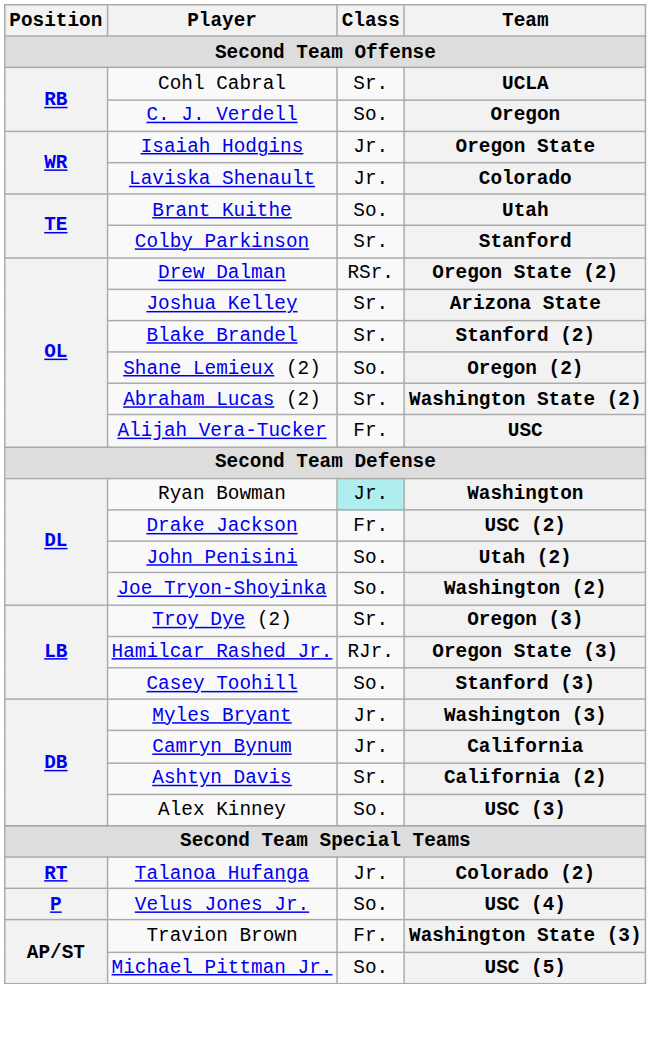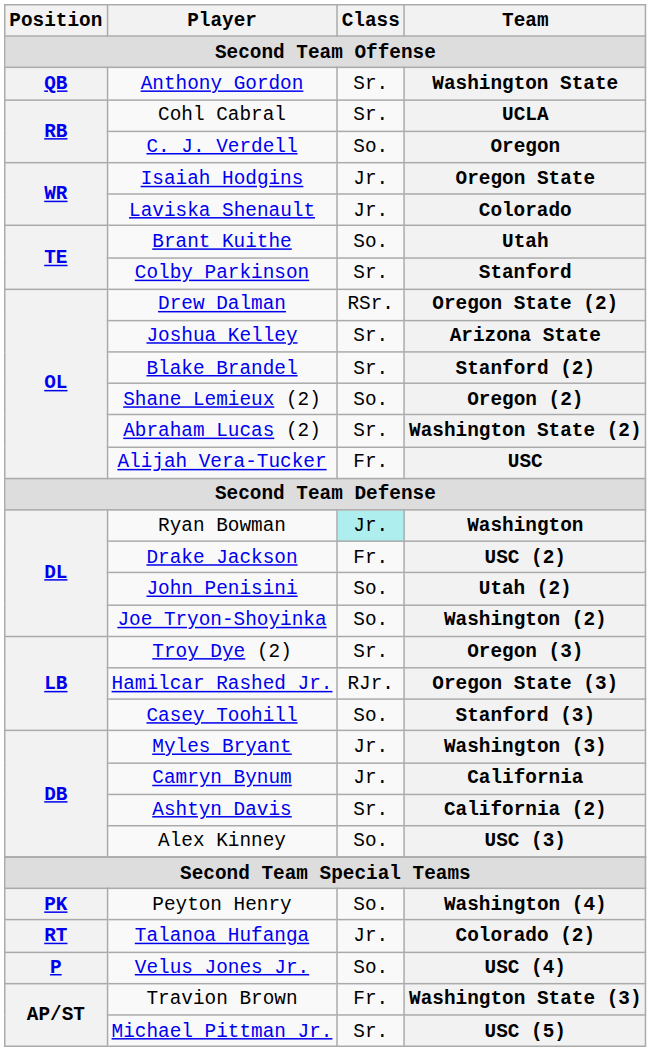+ row: (525, 84)
+ row: (525, 904)
(371, 968) So. -> (371, 1031) Sr.
